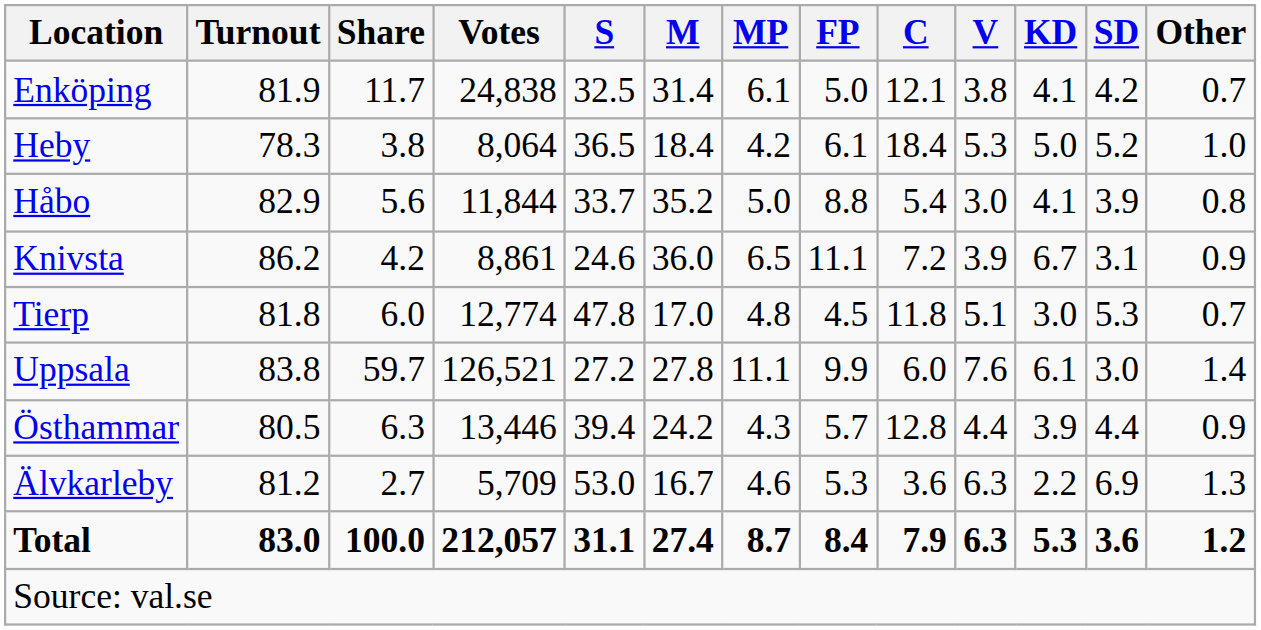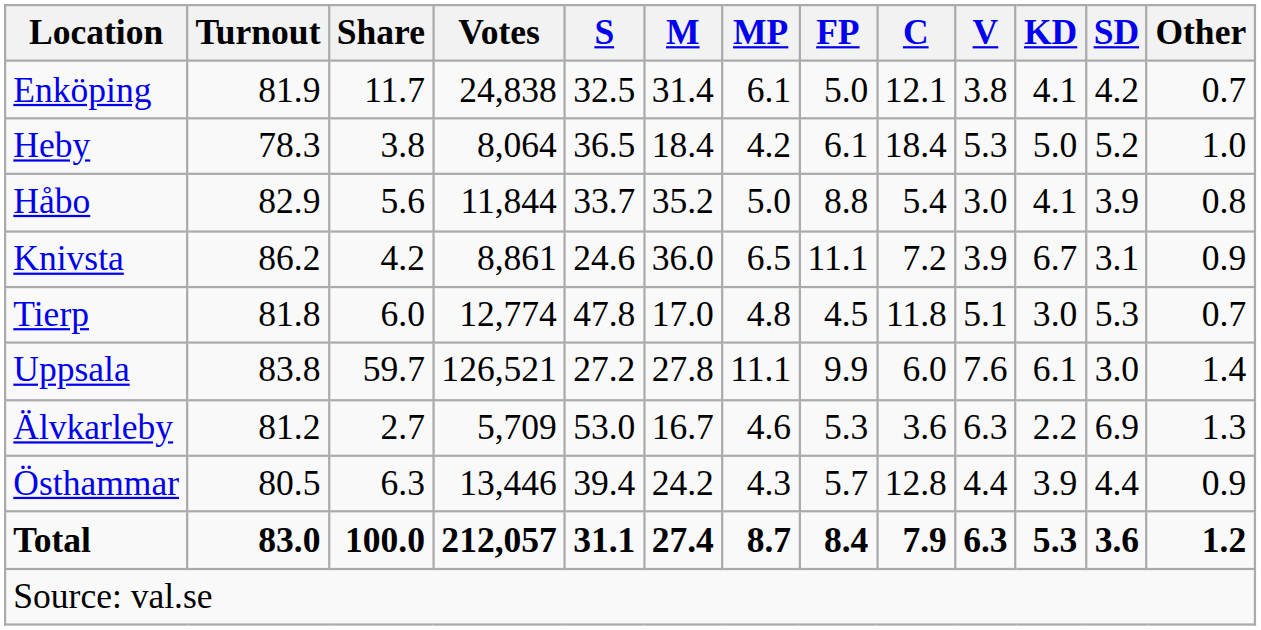rows swapped: (93, 483) <-> (96, 426)
